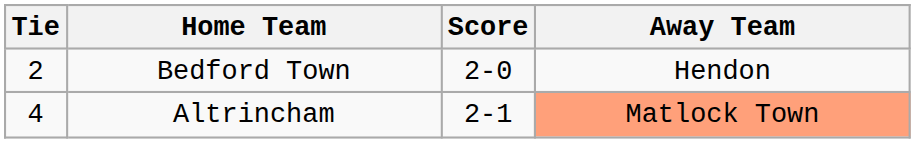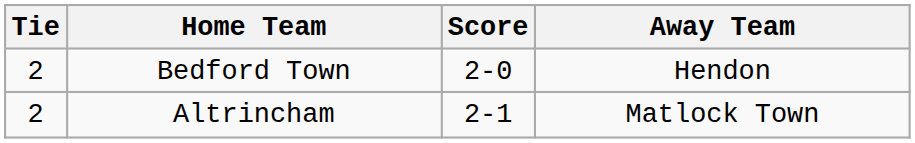(36, 115) 4 -> (36, 115) 2
(722, 115) lightsalmon background -> (722, 115) no background
